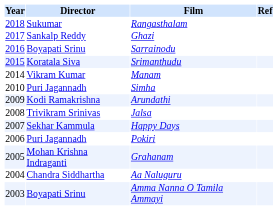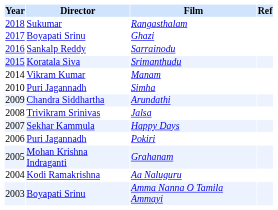(56, 36) Sankalp Reddy -> (56, 36) Boyapati Srinu
(56, 49) Boyapati Srinu -> (56, 49) Sankalp Reddy
(63, 100) Kodi Ramakrishna -> (65, 100) Chandra Siddhartha
(65, 175) Chandra Siddhartha -> (63, 175) Kodi Ramakrishna
